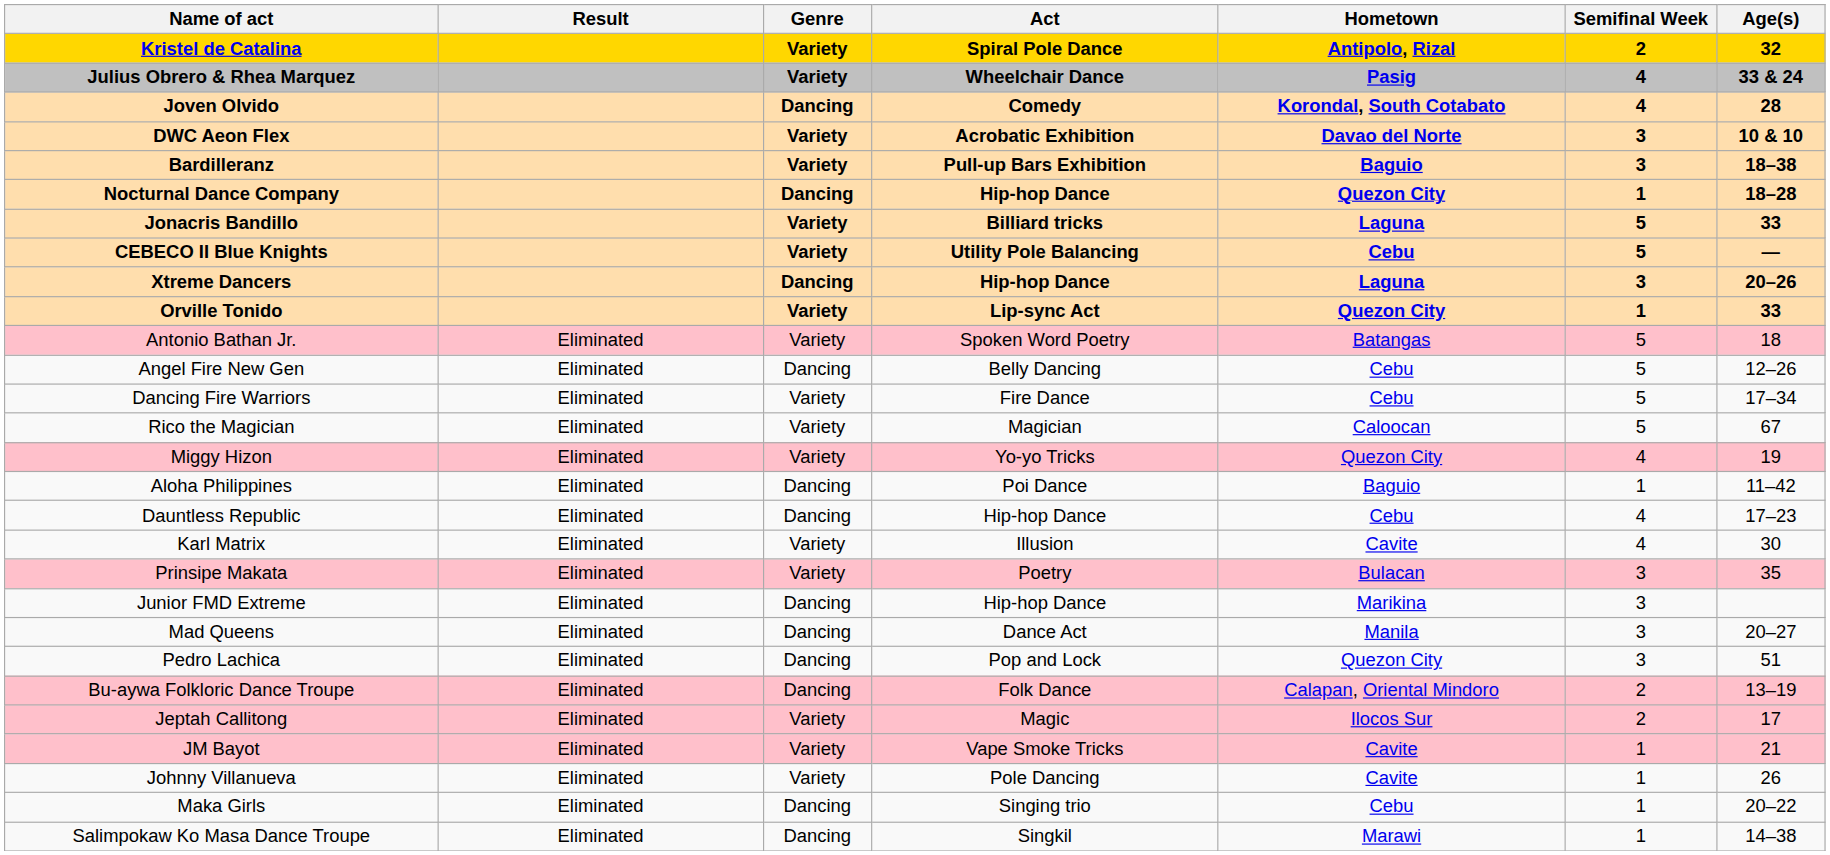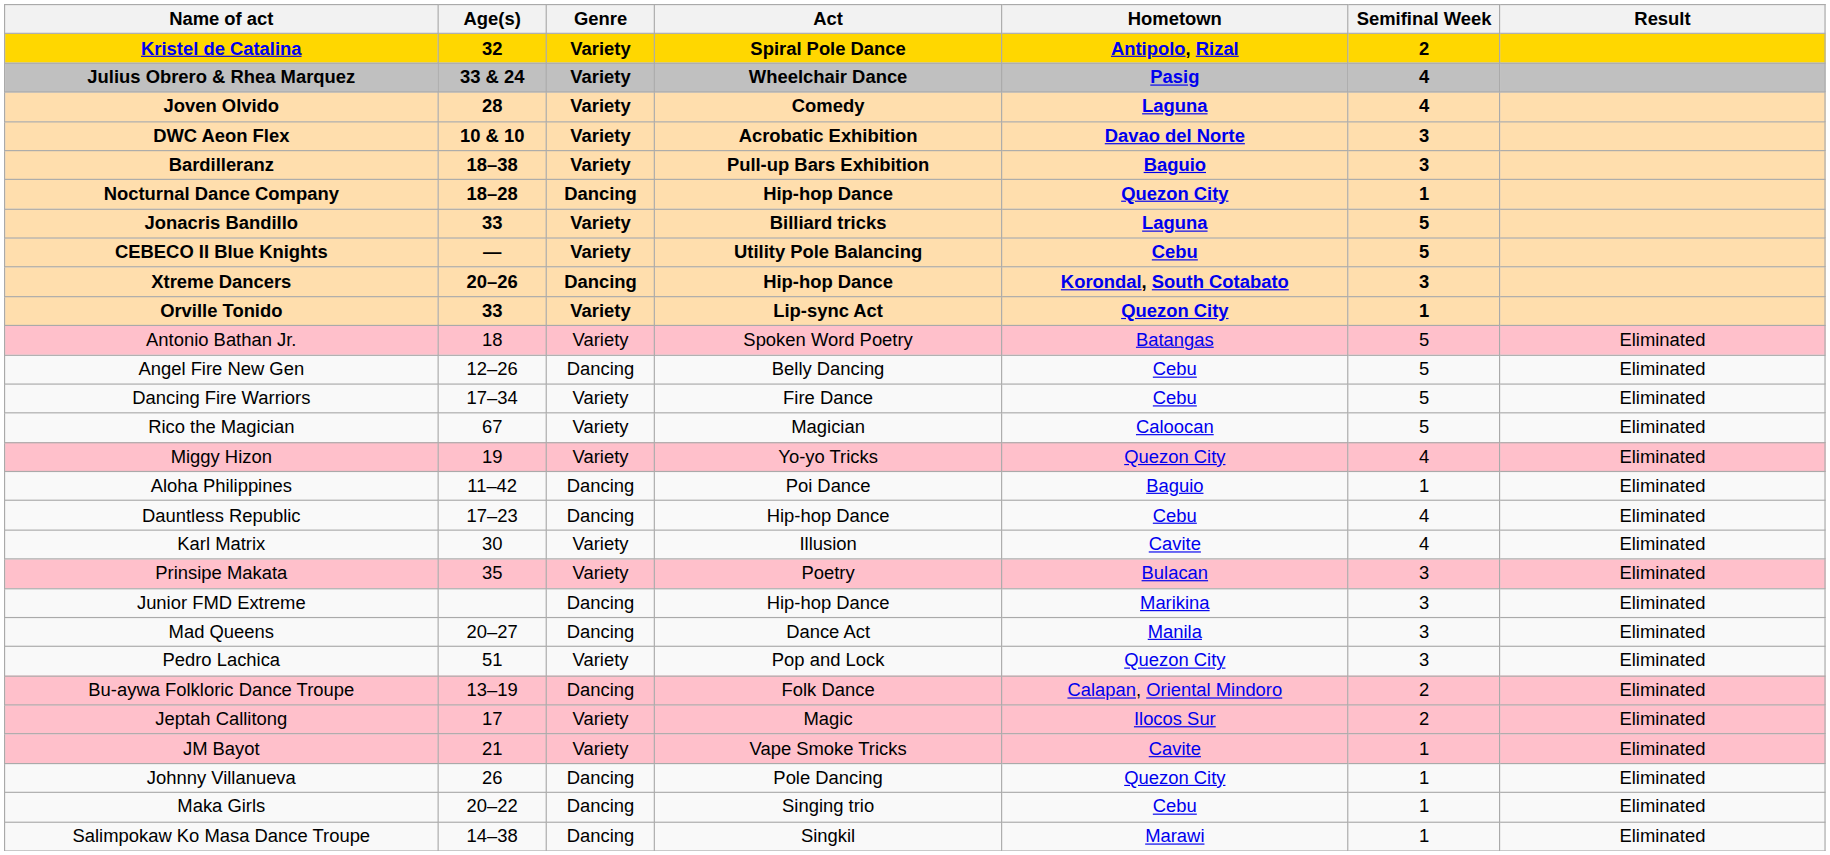columns swapped: (1771, 19) <-> (601, 19)
(817, 106) Dancing -> (601, 106) Variety
(1392, 106) Korondal, South Cotabato -> (1175, 106) Laguna
(1392, 281) Laguna -> (1175, 281) Korondal, South Cotabato
(817, 661) Dancing -> (601, 661) Variety
(817, 777) Variety -> (601, 777) Dancing
(1392, 777) Cavite -> (1175, 777) Quezon City
